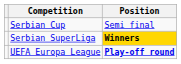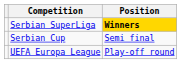rows swapped: (53, 38) <-> (38, 25)
(139, 52) bold -> (139, 52) normal
